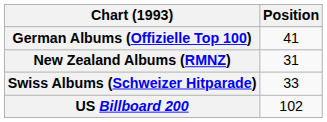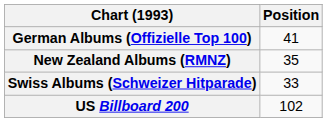(291, 60) 31 -> (291, 60) 35
